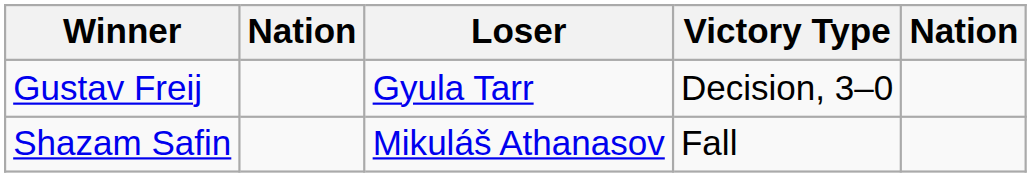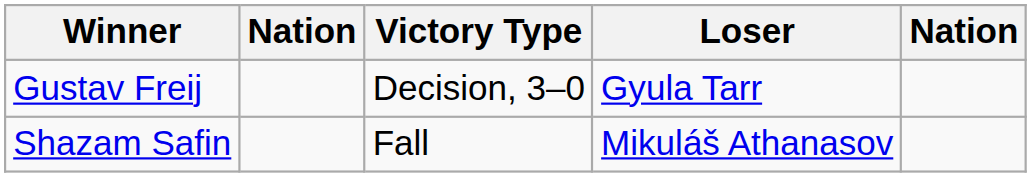columns swapped: (787, 32) <-> (519, 32)
